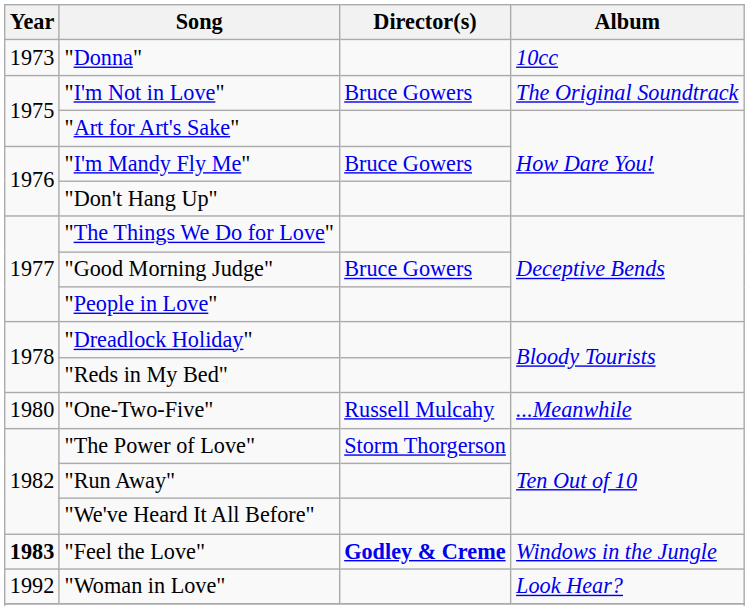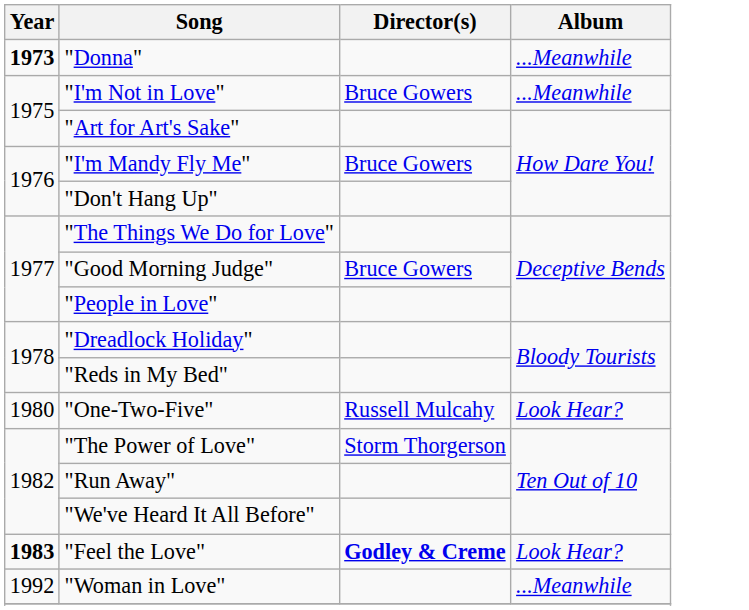(32, 57) normal -> (32, 57) bold
(537, 57) 10cc -> (574, 57) ...Meanwhile
(627, 92) The Original Soundtrack -> (574, 92) ...Meanwhile
(574, 410) ...Meanwhile -> (570, 410) Look Hear?
(616, 551) Windows in the Jungle -> (570, 551) Look Hear?
(570, 586) Look Hear? -> (574, 586) ...Meanwhile
